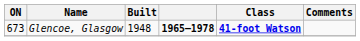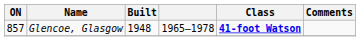(16, 28) 673 -> (16, 28) 857
(188, 28) bold -> (188, 28) normal
